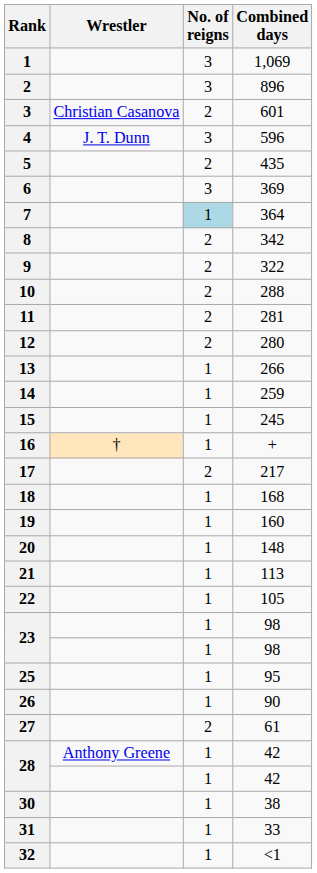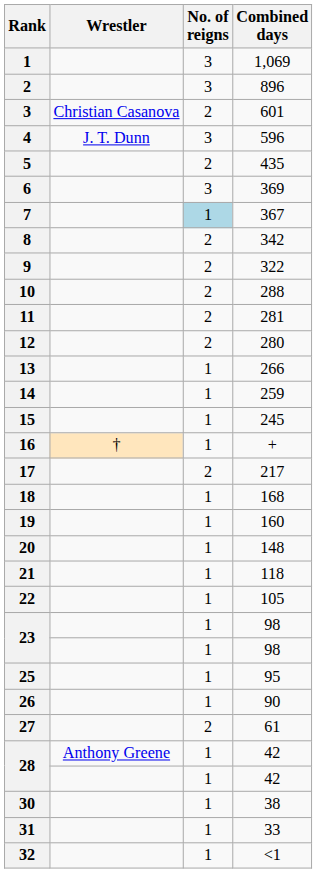(272, 214) 364 -> (272, 214) 367
(272, 573) 113 -> (272, 573) 118
